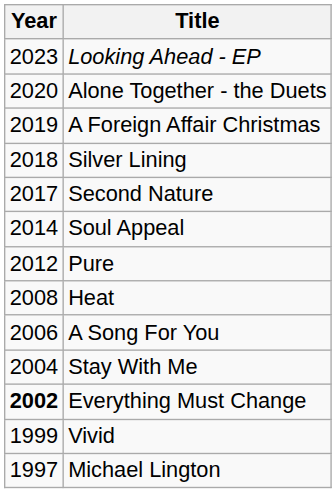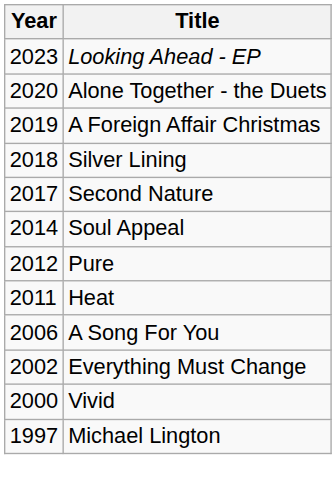(34, 297) 2008 -> (33, 297) 2011
- row: (133, 366)
(34, 401) bold -> (34, 366) normal
(34, 435) 1999 -> (34, 401) 2000
